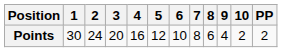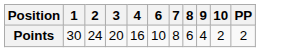- column: (158, 15)
